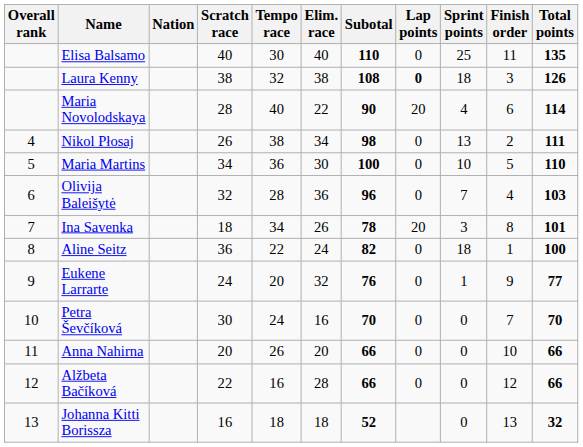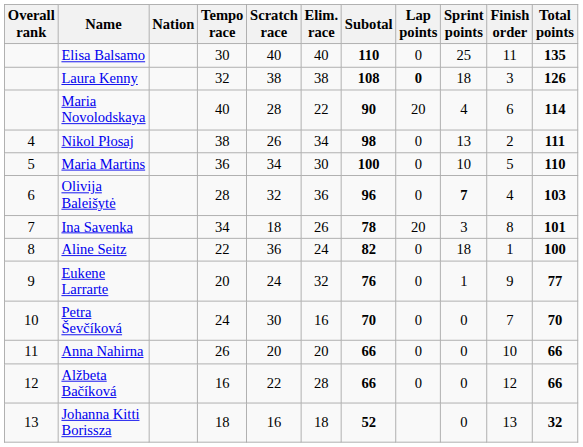columns swapped: (225, 24) <-> (277, 24)
(464, 195) normal -> (464, 195) bold
